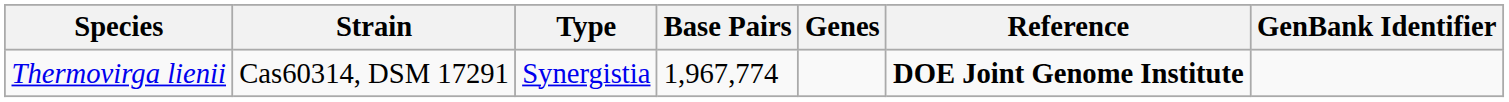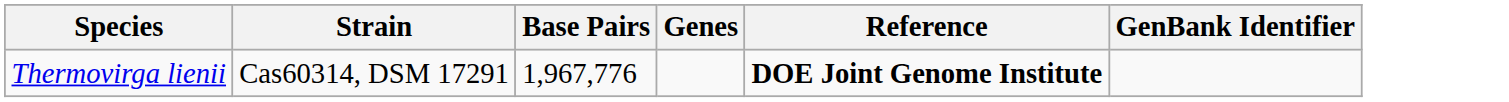- column: (586, 27)
(721, 72) 1,967,774 -> (579, 72) 1,967,776
